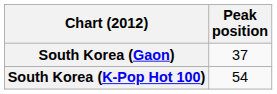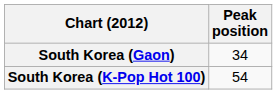(240, 54) 37 -> (240, 54) 34
